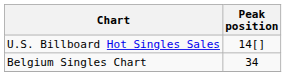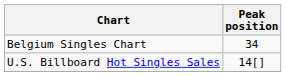rows swapped: (77, 62) <-> (114, 44)
